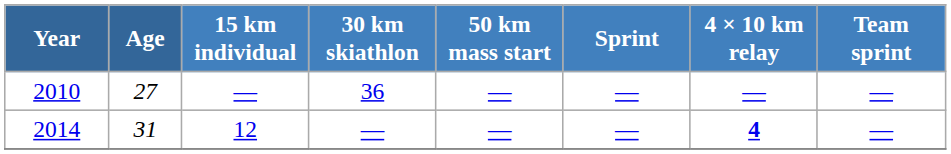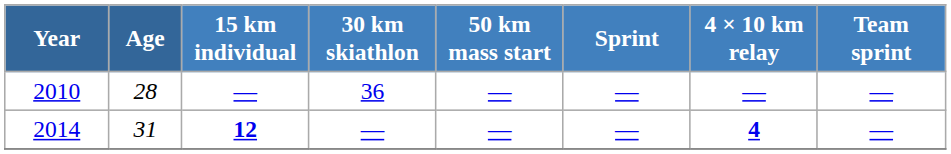(145, 90) 27 -> (145, 90) 28
(245, 129) normal -> (245, 129) bold
